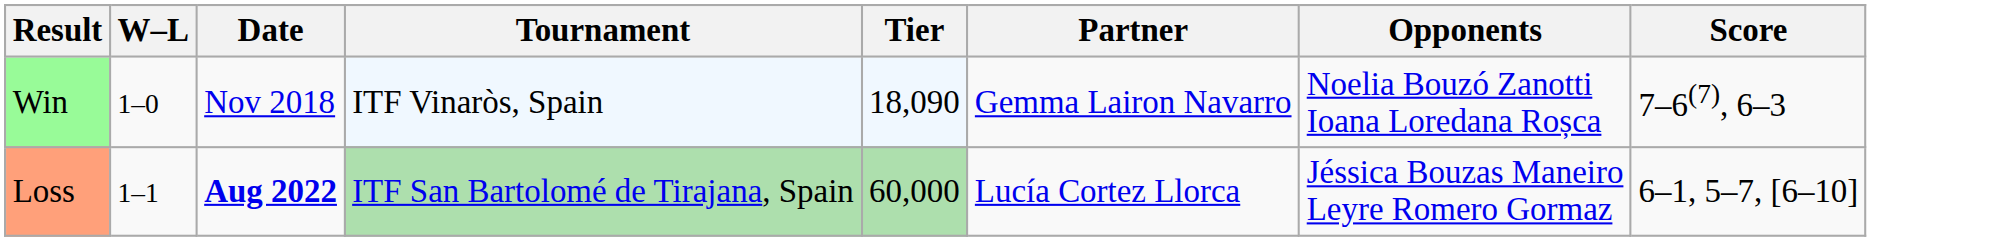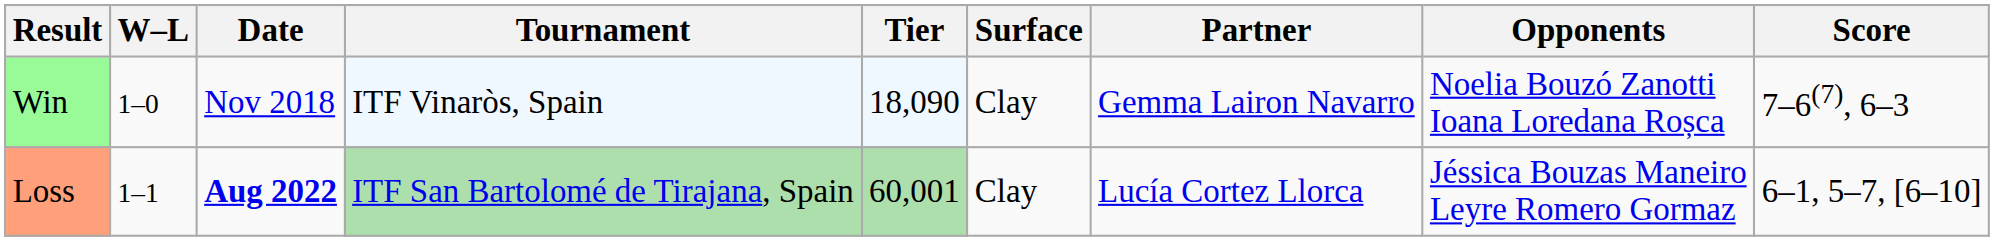+ column: (1029, 30)
(914, 190) 60,000 -> (914, 190) 60,001
